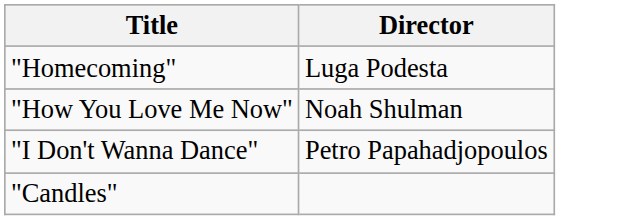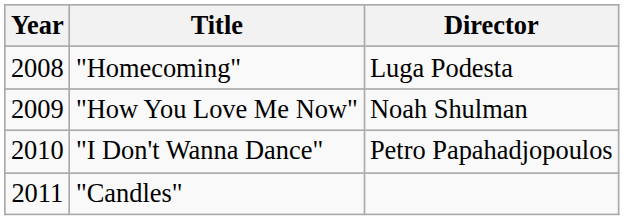+ column: (37, 25)
